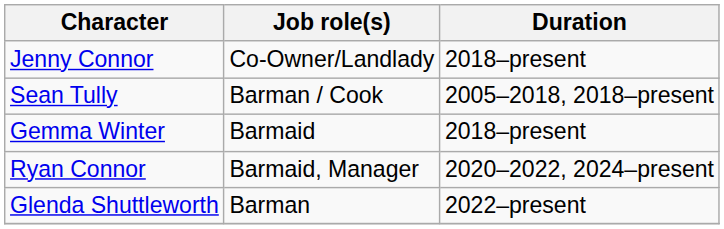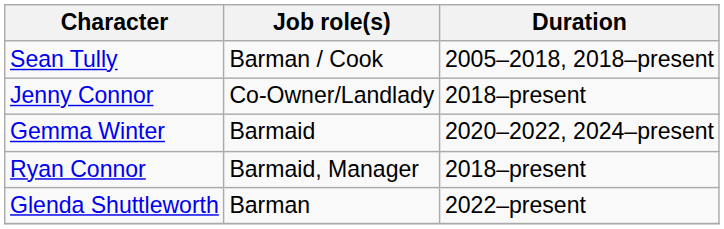rows swapped: (82, 59) <-> (64, 95)
(515, 132) 2018–present -> (579, 132) 2020–2022, 2024–present
(579, 168) 2020–2022, 2024–present -> (515, 168) 2018–present
